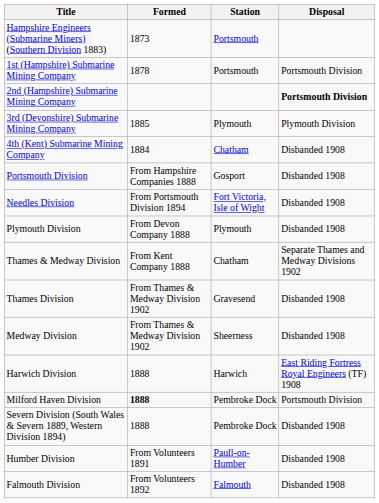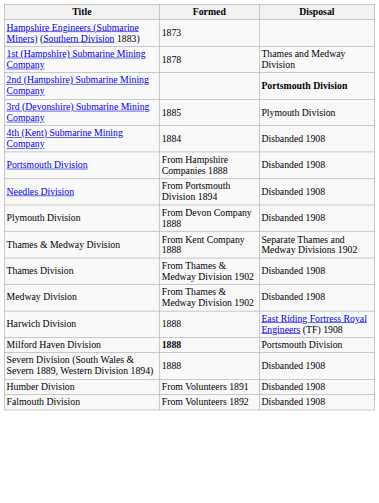- column: (245, 12)
(322, 70) Portsmouth Division -> (303, 59) Thames and Medway Division
